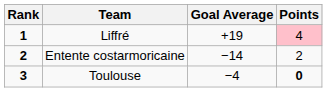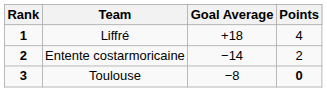(232, 35) +19 -> (232, 35) +18
(299, 35) pink background -> (299, 35) no background
(232, 76) −4 -> (232, 76) −8
